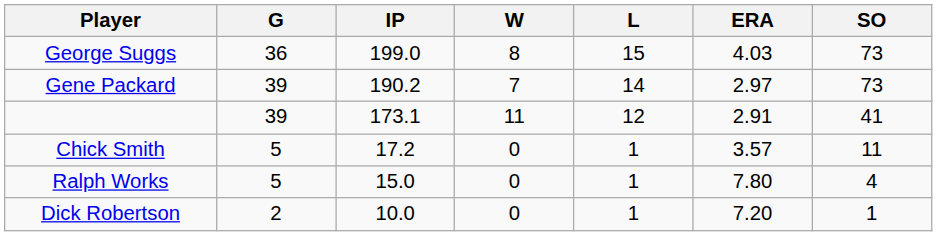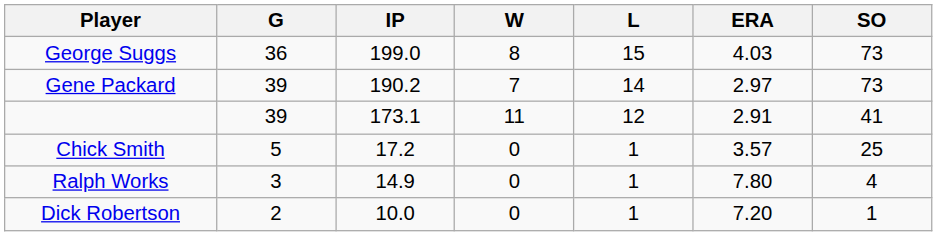(872, 149) 11 -> (872, 149) 25
(276, 181) 5 -> (276, 181) 3
(395, 181) 15.0 -> (395, 181) 14.9
